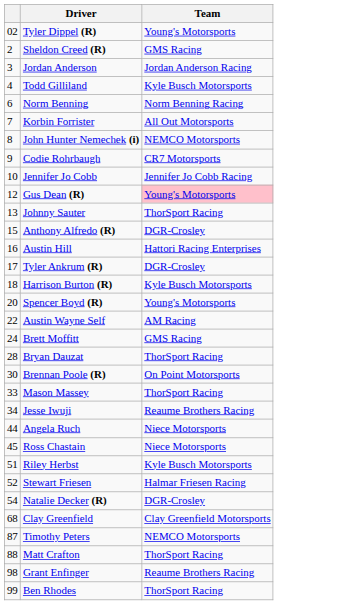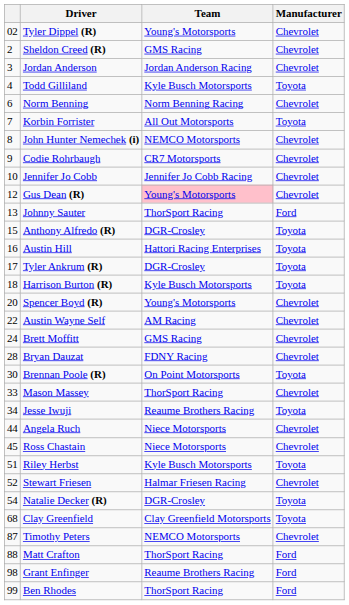+ column: (309, 13)
(184, 356) ThorSport Racing -> (176, 356) FDNY Racing
